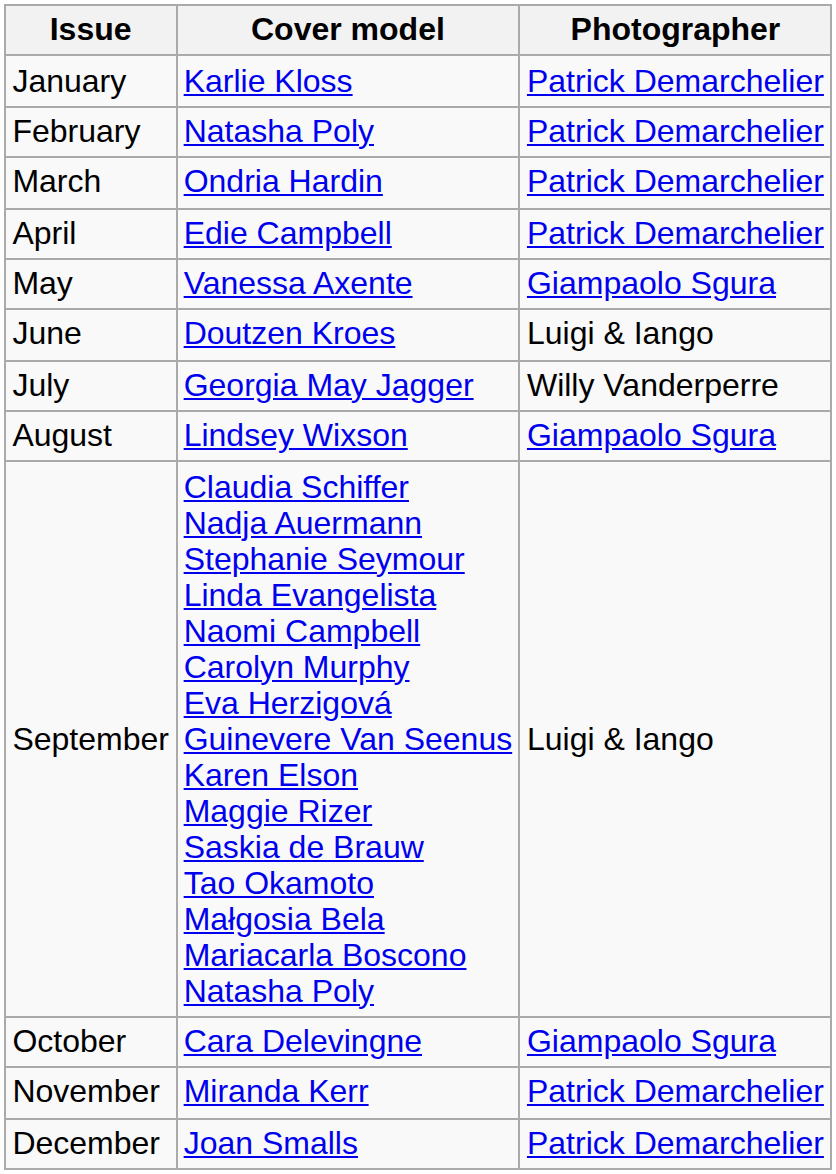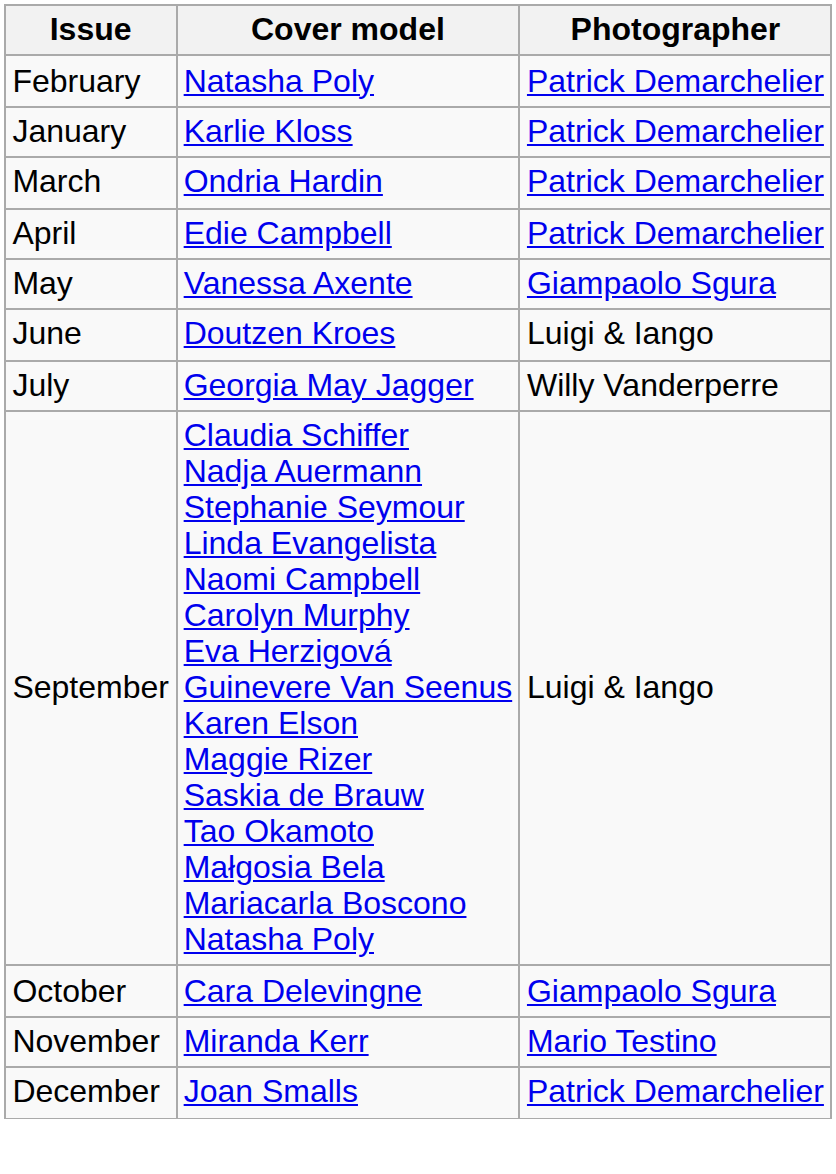rows swapped: (69, 80) <-> (76, 131)
- row: (62, 435)
(675, 1092) Patrick Demarchelier -> (622, 1041) Mario Testino
